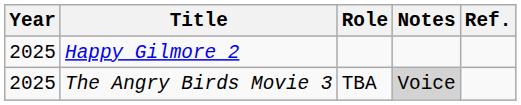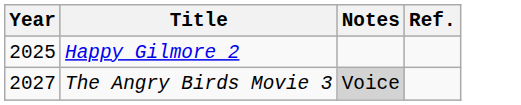- column: (365, 21)
(33, 84) 2025 -> (33, 84) 2027
